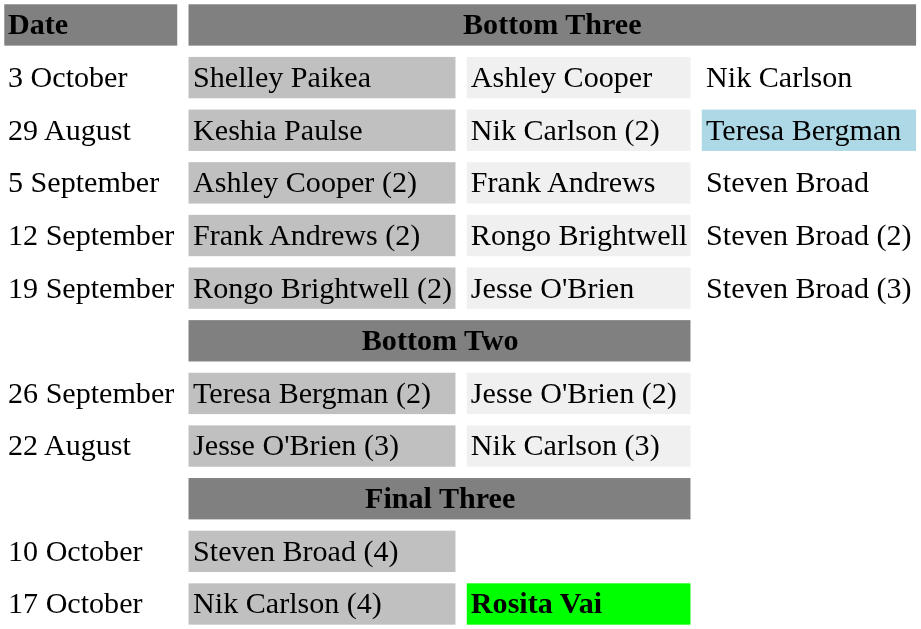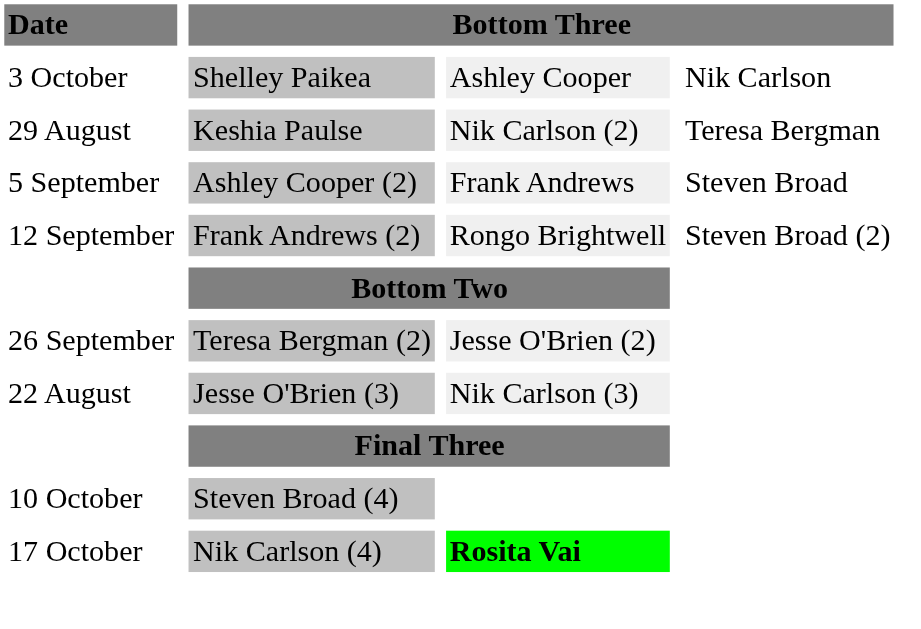(804, 129) lightblue background -> (783, 129) no background
- row: (323, 287)
